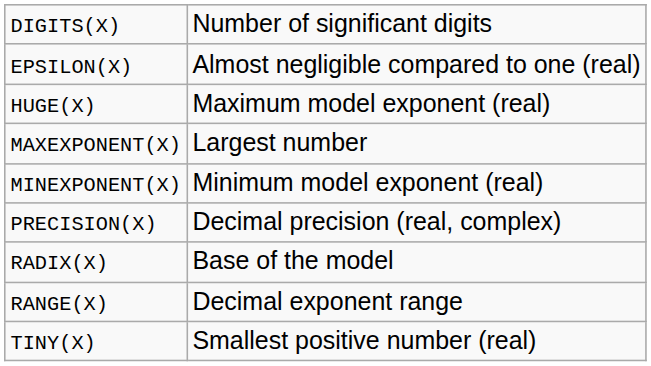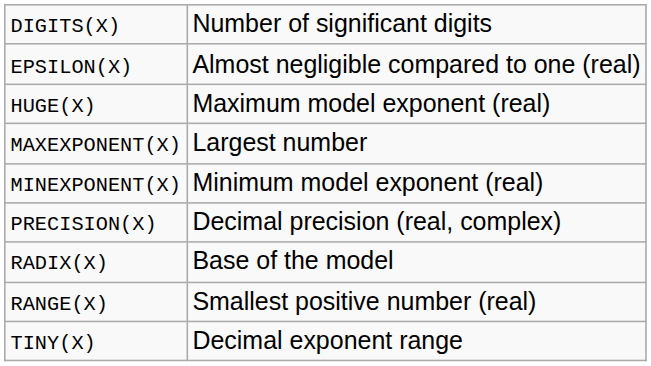(328, 301) Decimal exponent range -> (364, 301) Smallest positive number (real)
(364, 340) Smallest positive number (real) -> (328, 340) Decimal exponent range
